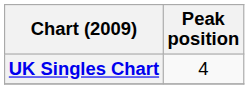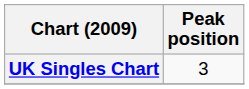(203, 68) 4 -> (203, 68) 3
